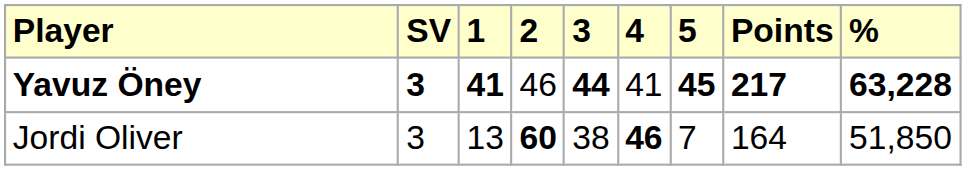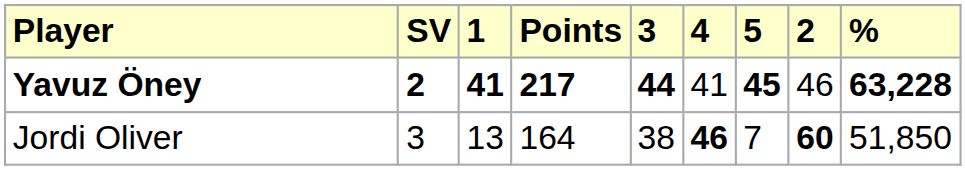columns swapped: (529, 31) <-> (782, 31)
(416, 84) 3 -> (416, 84) 2
